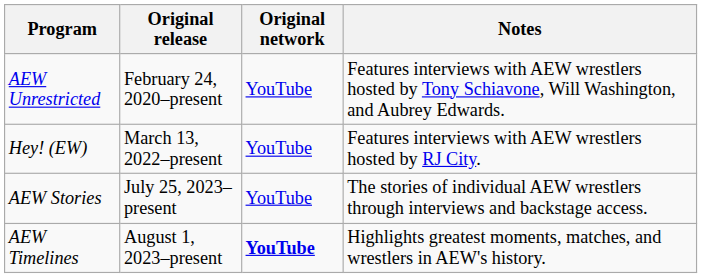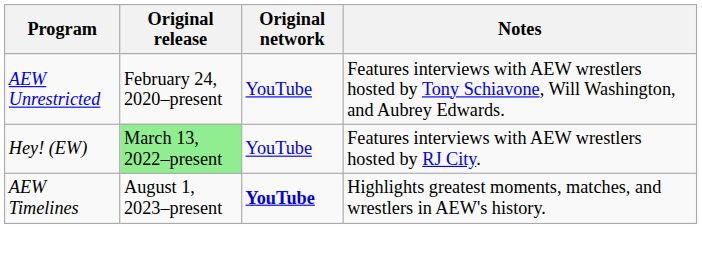(173, 148) no background -> (173, 148) lightgreen background
- row: (55, 198)
